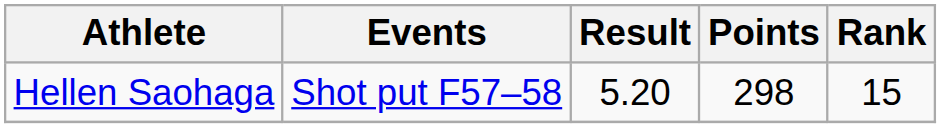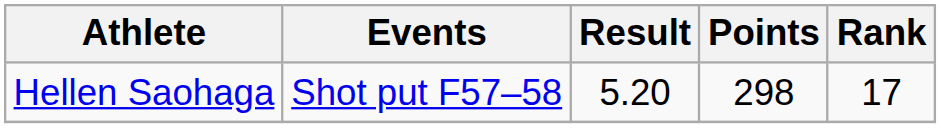(882, 91) 15 -> (882, 91) 17
